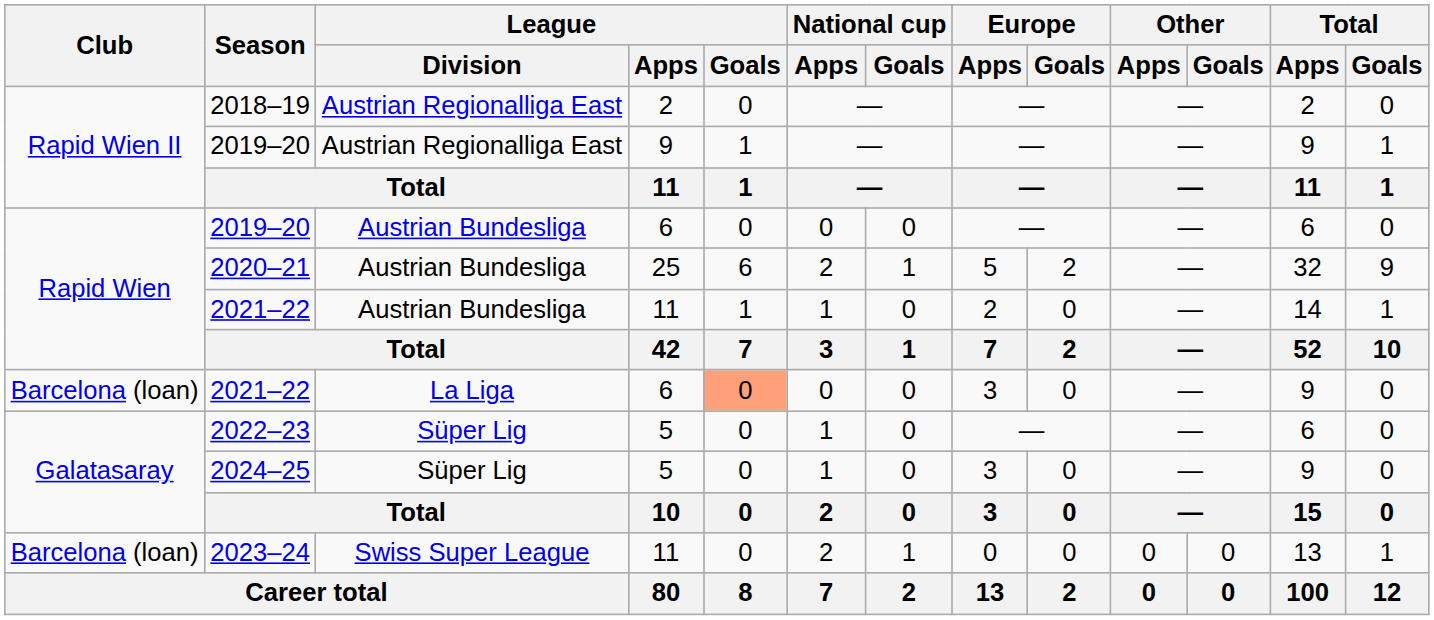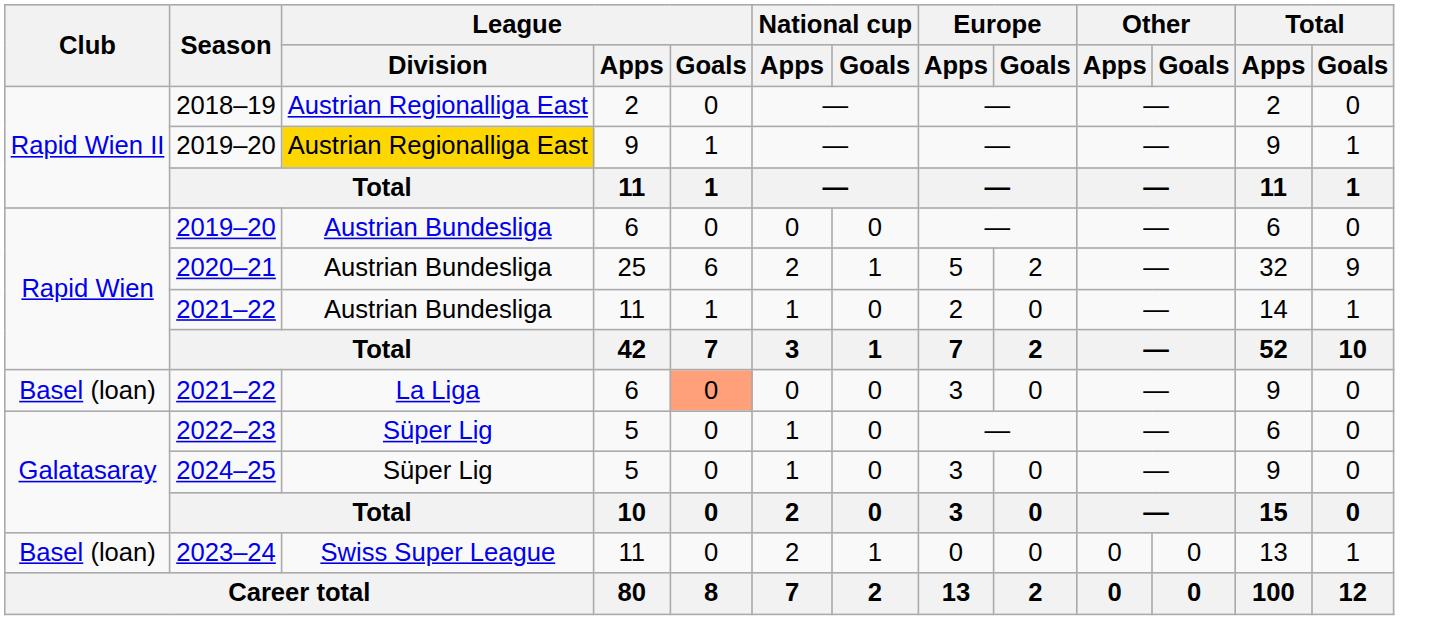(472, 146) no background -> (438, 146) gold background
(105, 390) Barcelona (loan) -> (88, 390) Basel (loan)
(105, 552) Barcelona (loan) -> (88, 552) Basel (loan)
